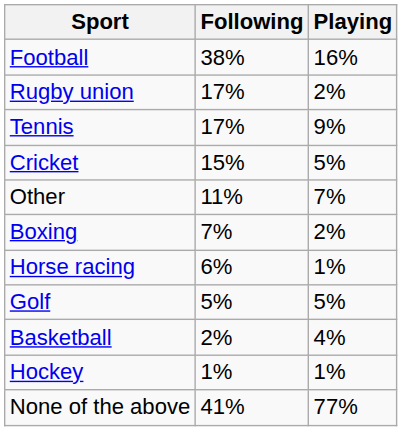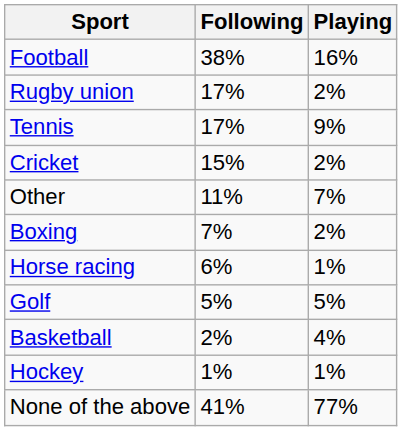(330, 162) 5% -> (330, 162) 2%
